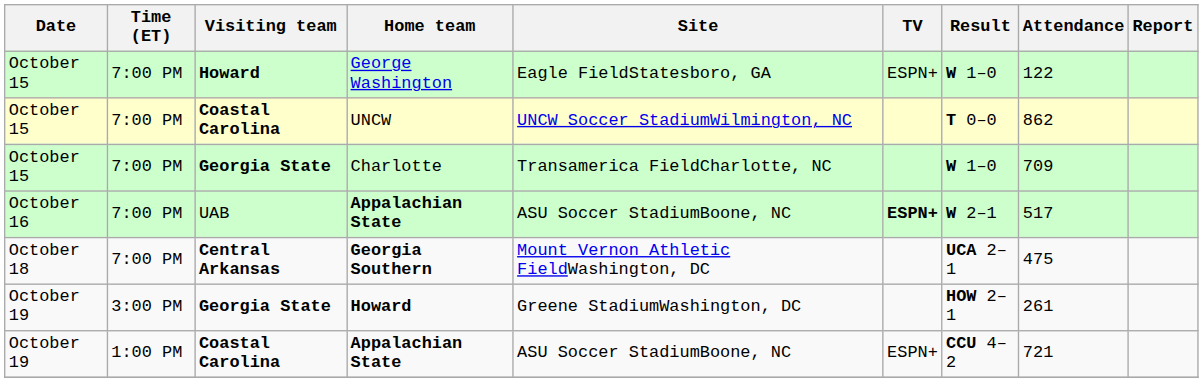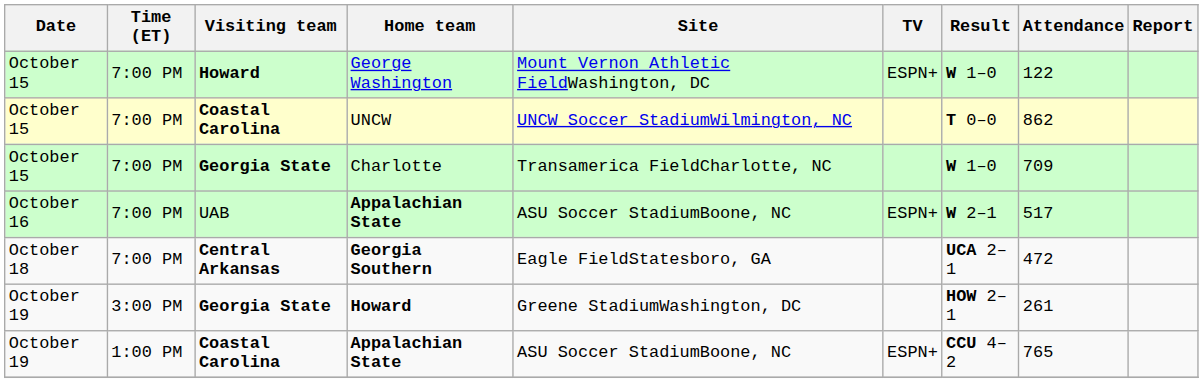(644, 75) Eagle FieldStatesboro, GA -> (624, 75) Mount Vernon Athletic FieldWashington, DC
(912, 214) bold -> (912, 214) normal
(624, 261) Mount Vernon Athletic FieldWashington, DC -> (644, 261) Eagle FieldStatesboro, GA
(1038, 261) 475 -> (1038, 261) 472
(1038, 354) 721 -> (1038, 354) 765
